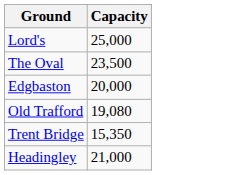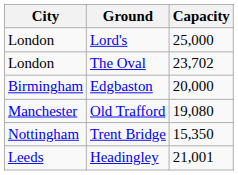+ column: (46, 16)
(111, 63) 23,500 -> (193, 63) 23,702
(111, 157) 21,000 -> (193, 157) 21,001
